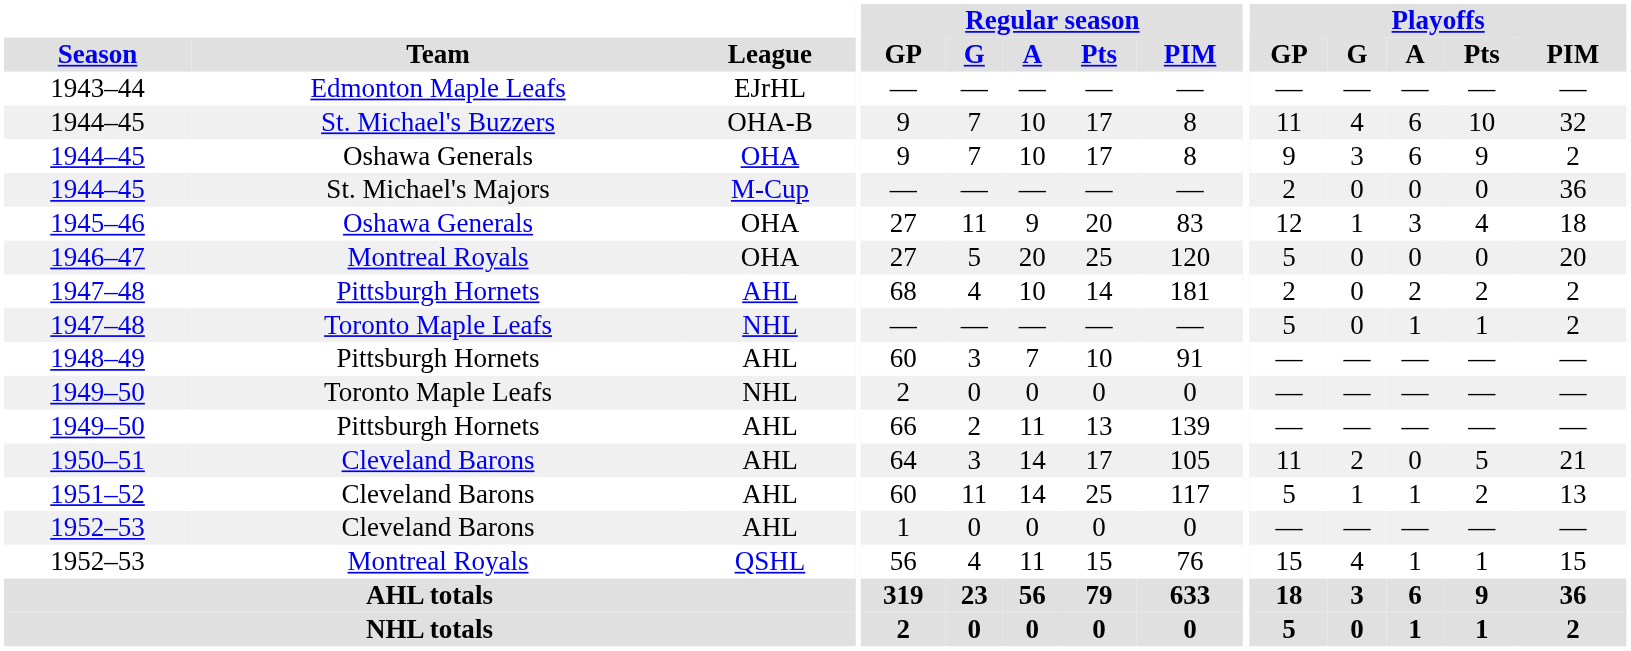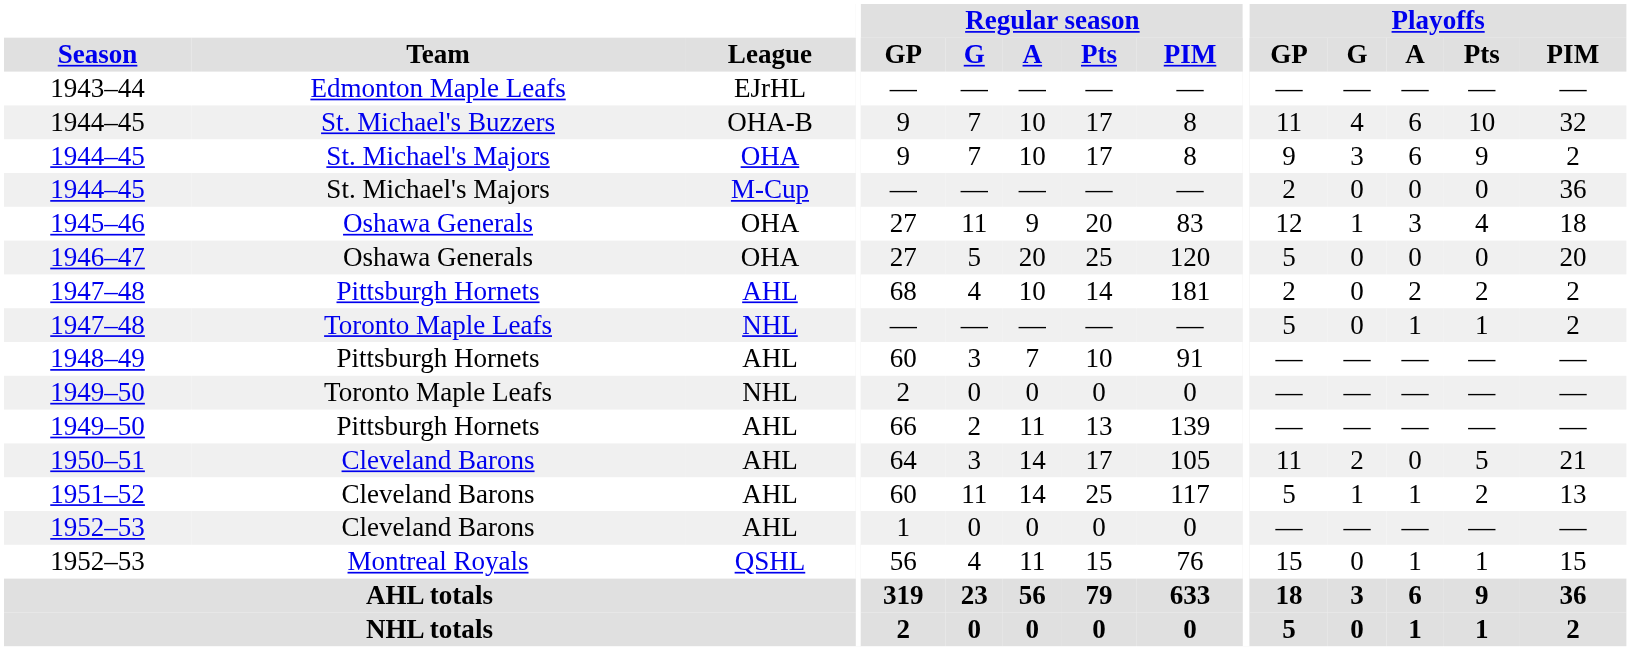(438, 155) Oshawa Generals -> (438, 155) St. Michael's Majors
(438, 257) Montreal Royals -> (438, 257) Oshawa Generals
(1357, 561) 4 -> (1357, 561) 0
